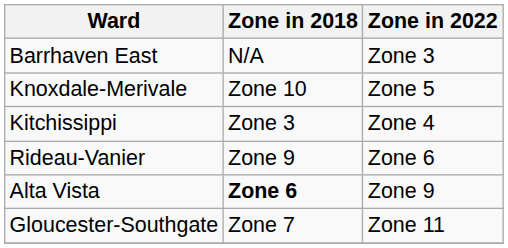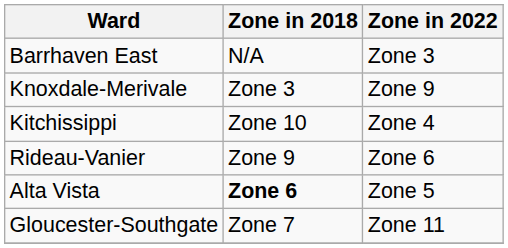(267, 89) Zone 10 -> (261, 89) Zone 3
(401, 89) Zone 5 -> (401, 89) Zone 9
(261, 123) Zone 3 -> (267, 123) Zone 10
(401, 191) Zone 9 -> (401, 191) Zone 5
